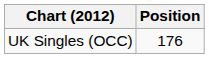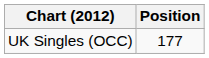(170, 41) 176 -> (170, 41) 177
